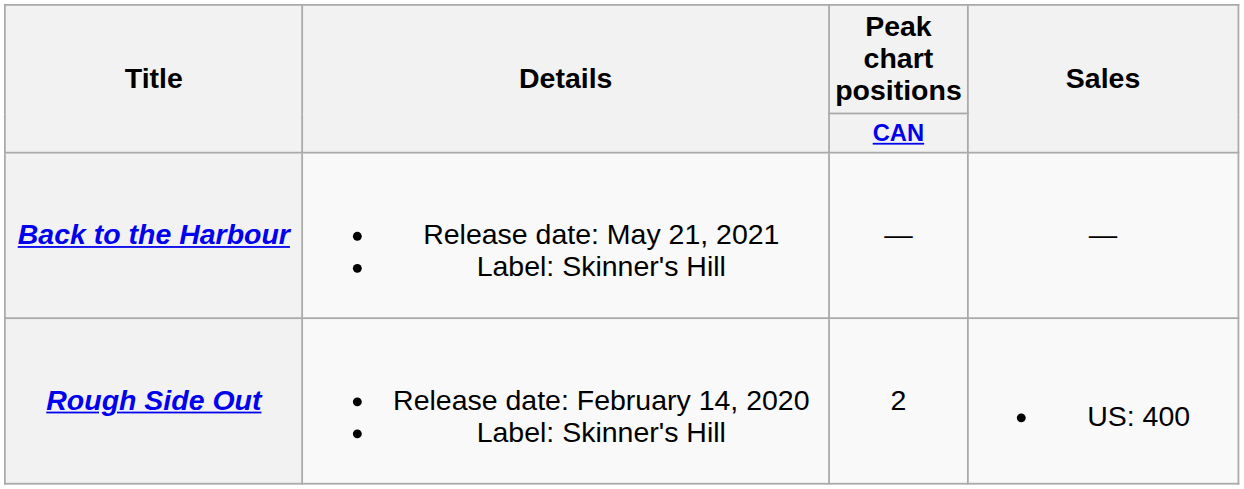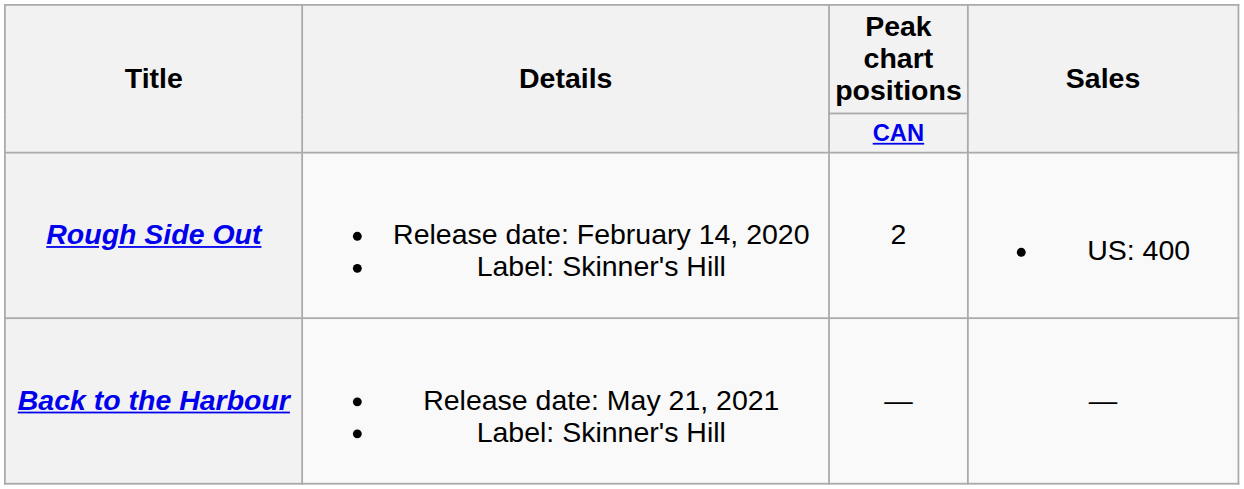rows swapped: (154, 400) <-> (154, 234)
